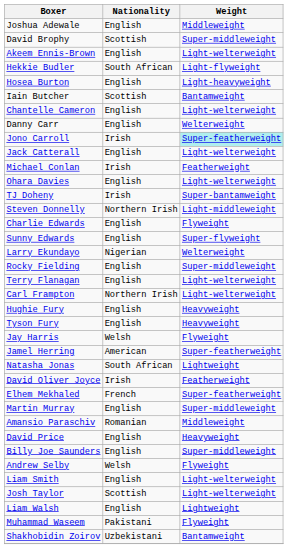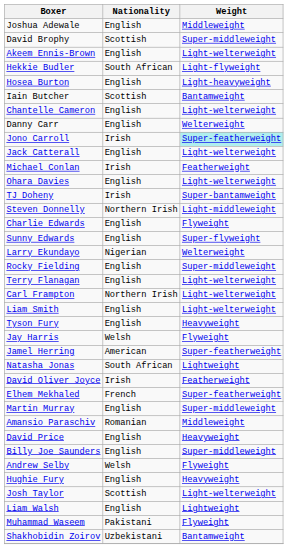rows swapped: (35, 310) <-> (33, 480)
